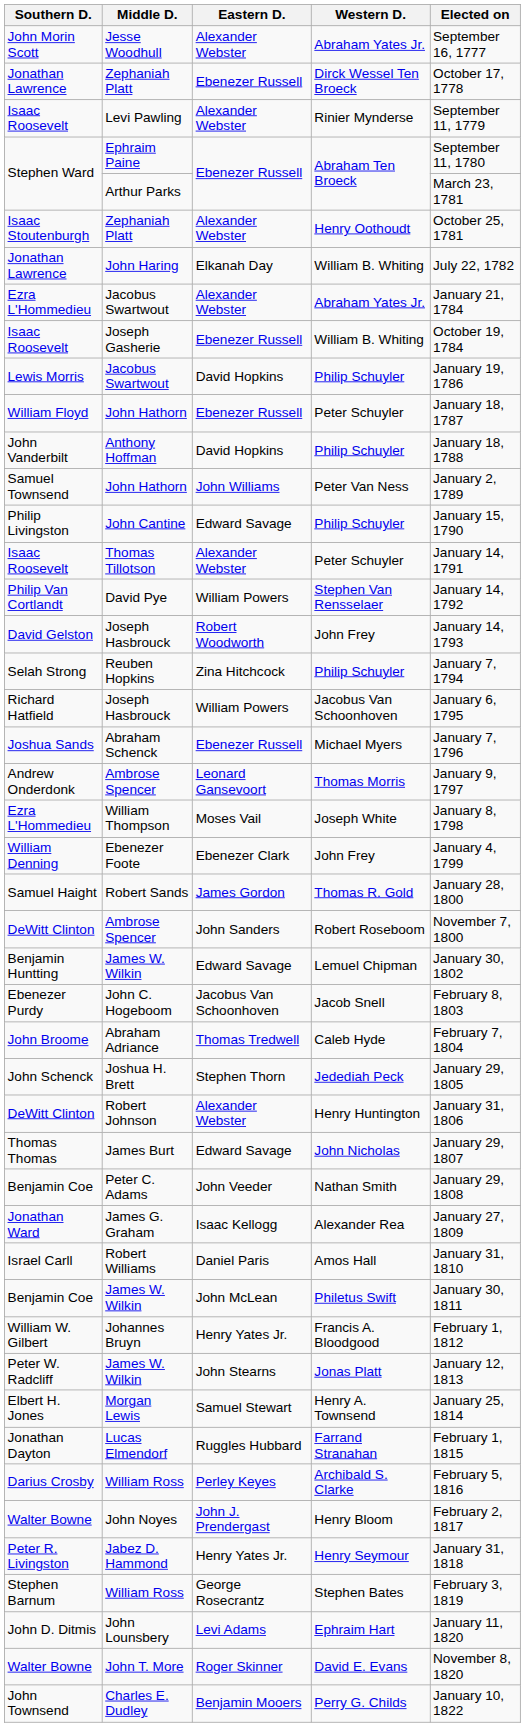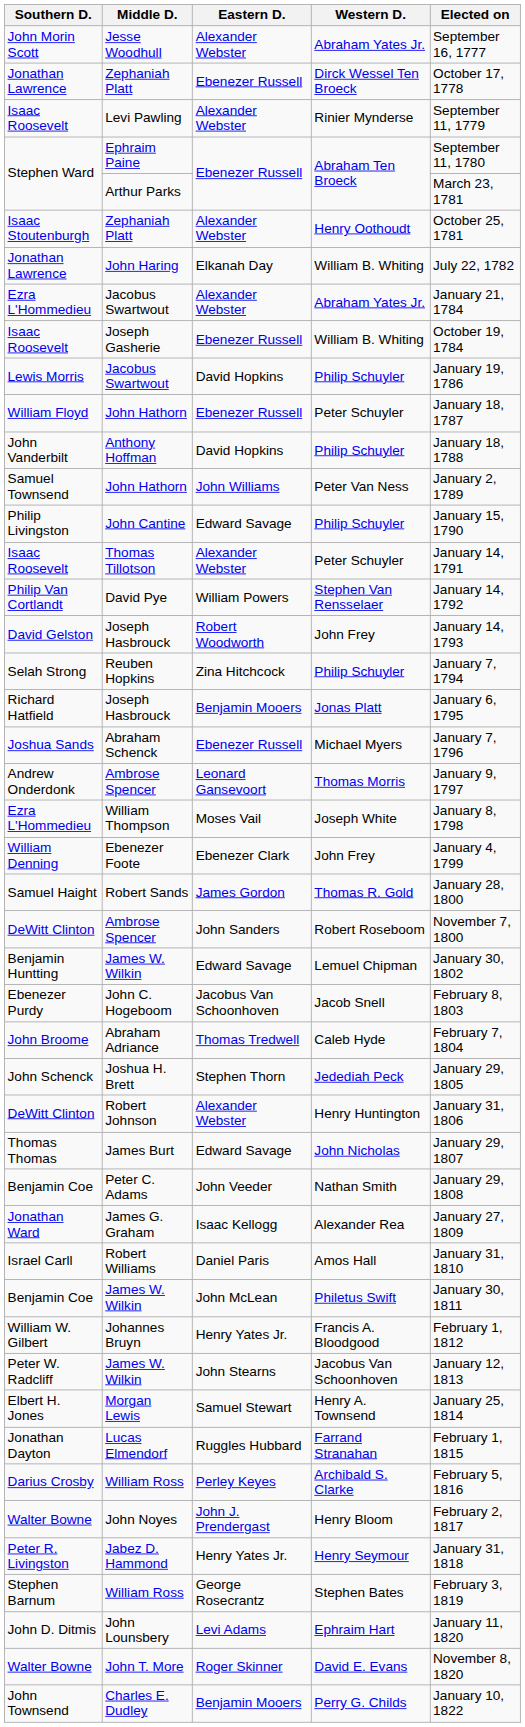(242, 708) William Powers -> (249, 708) Benjamin Mooers
(356, 708) Jacobus Van Schoonhoven -> (348, 708) Jonas Platt
(348, 1371) Jonas Platt -> (356, 1371) Jacobus Van Schoonhoven
